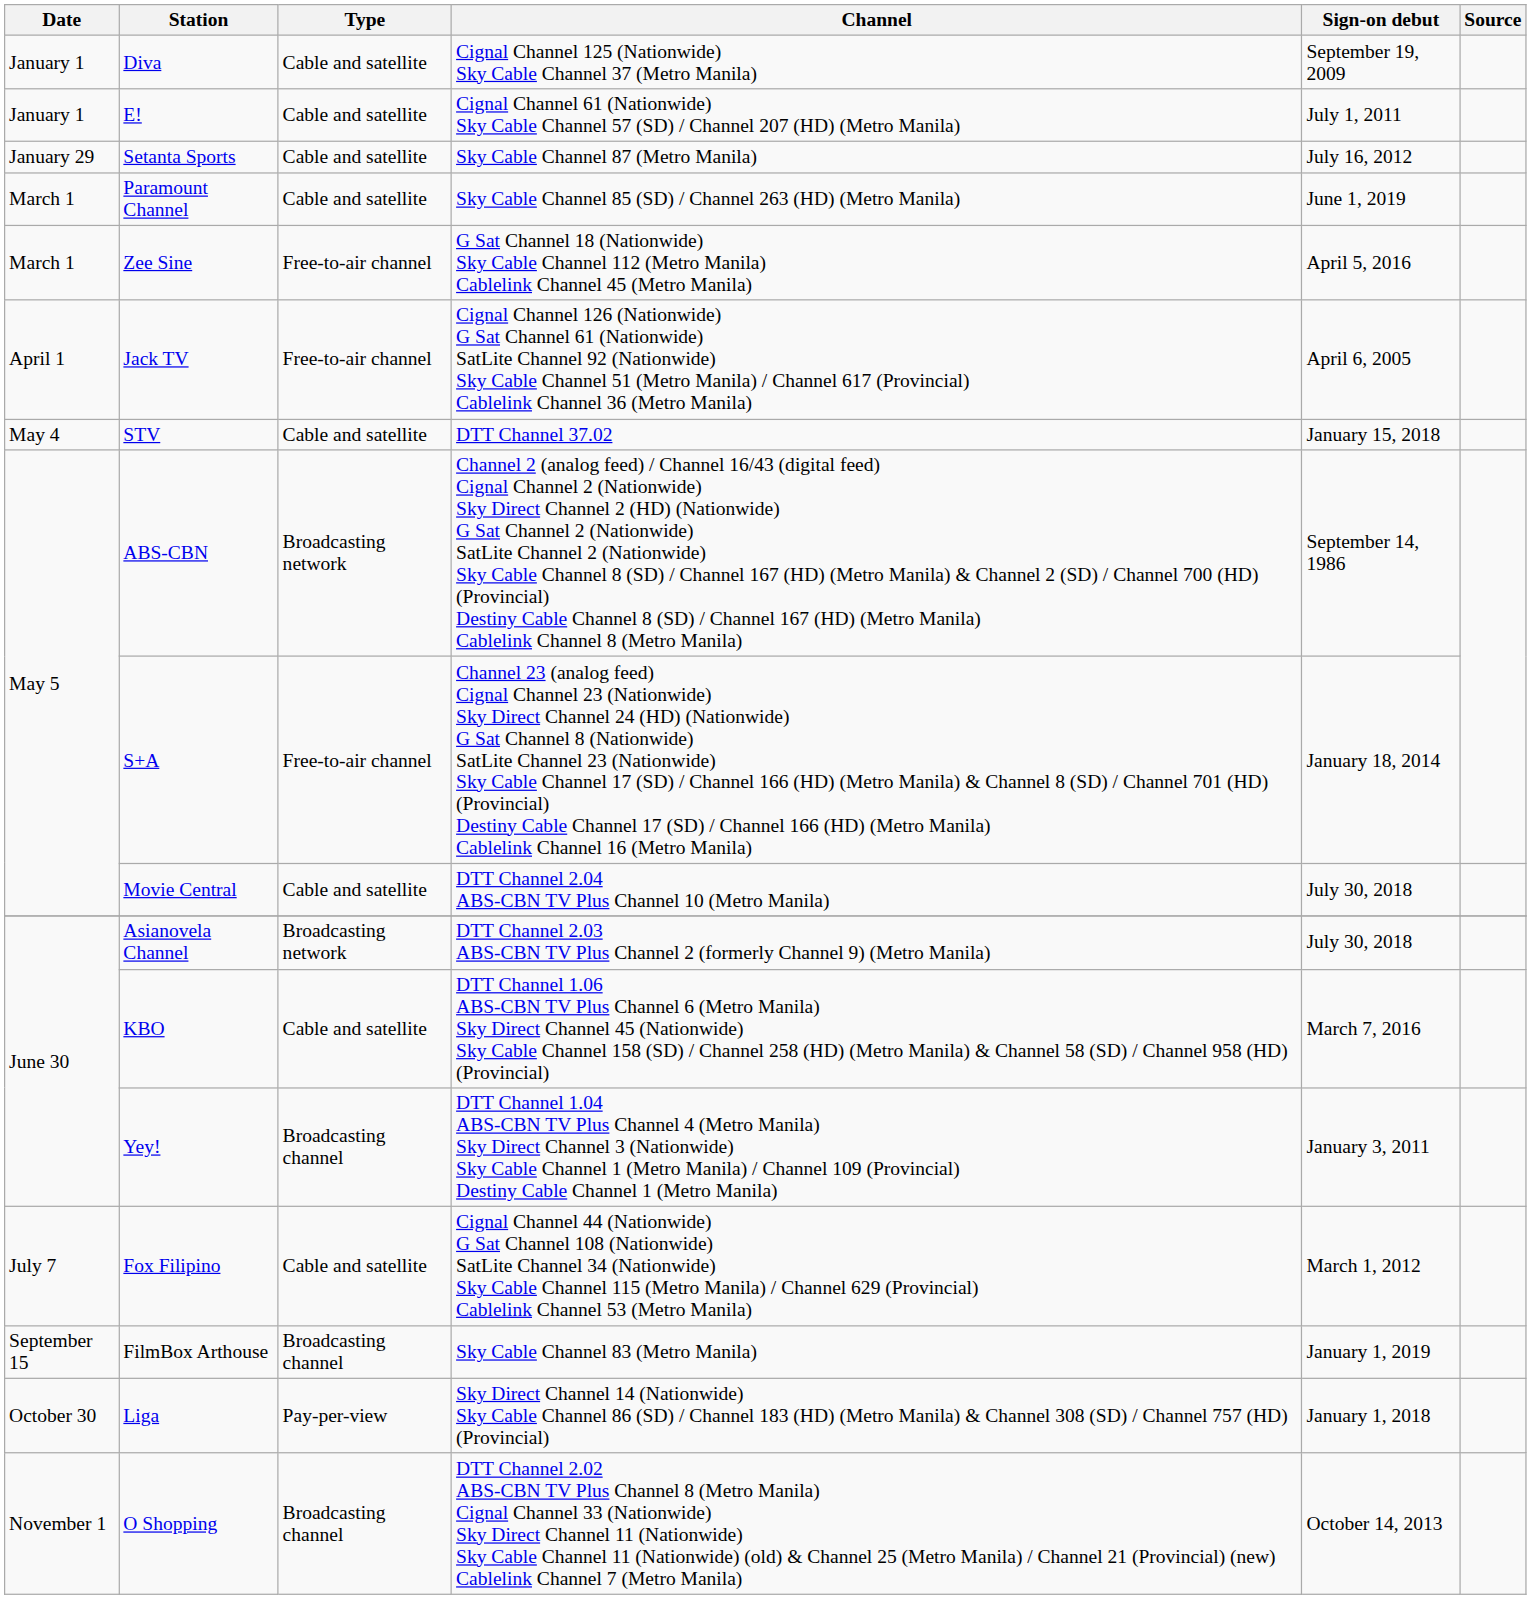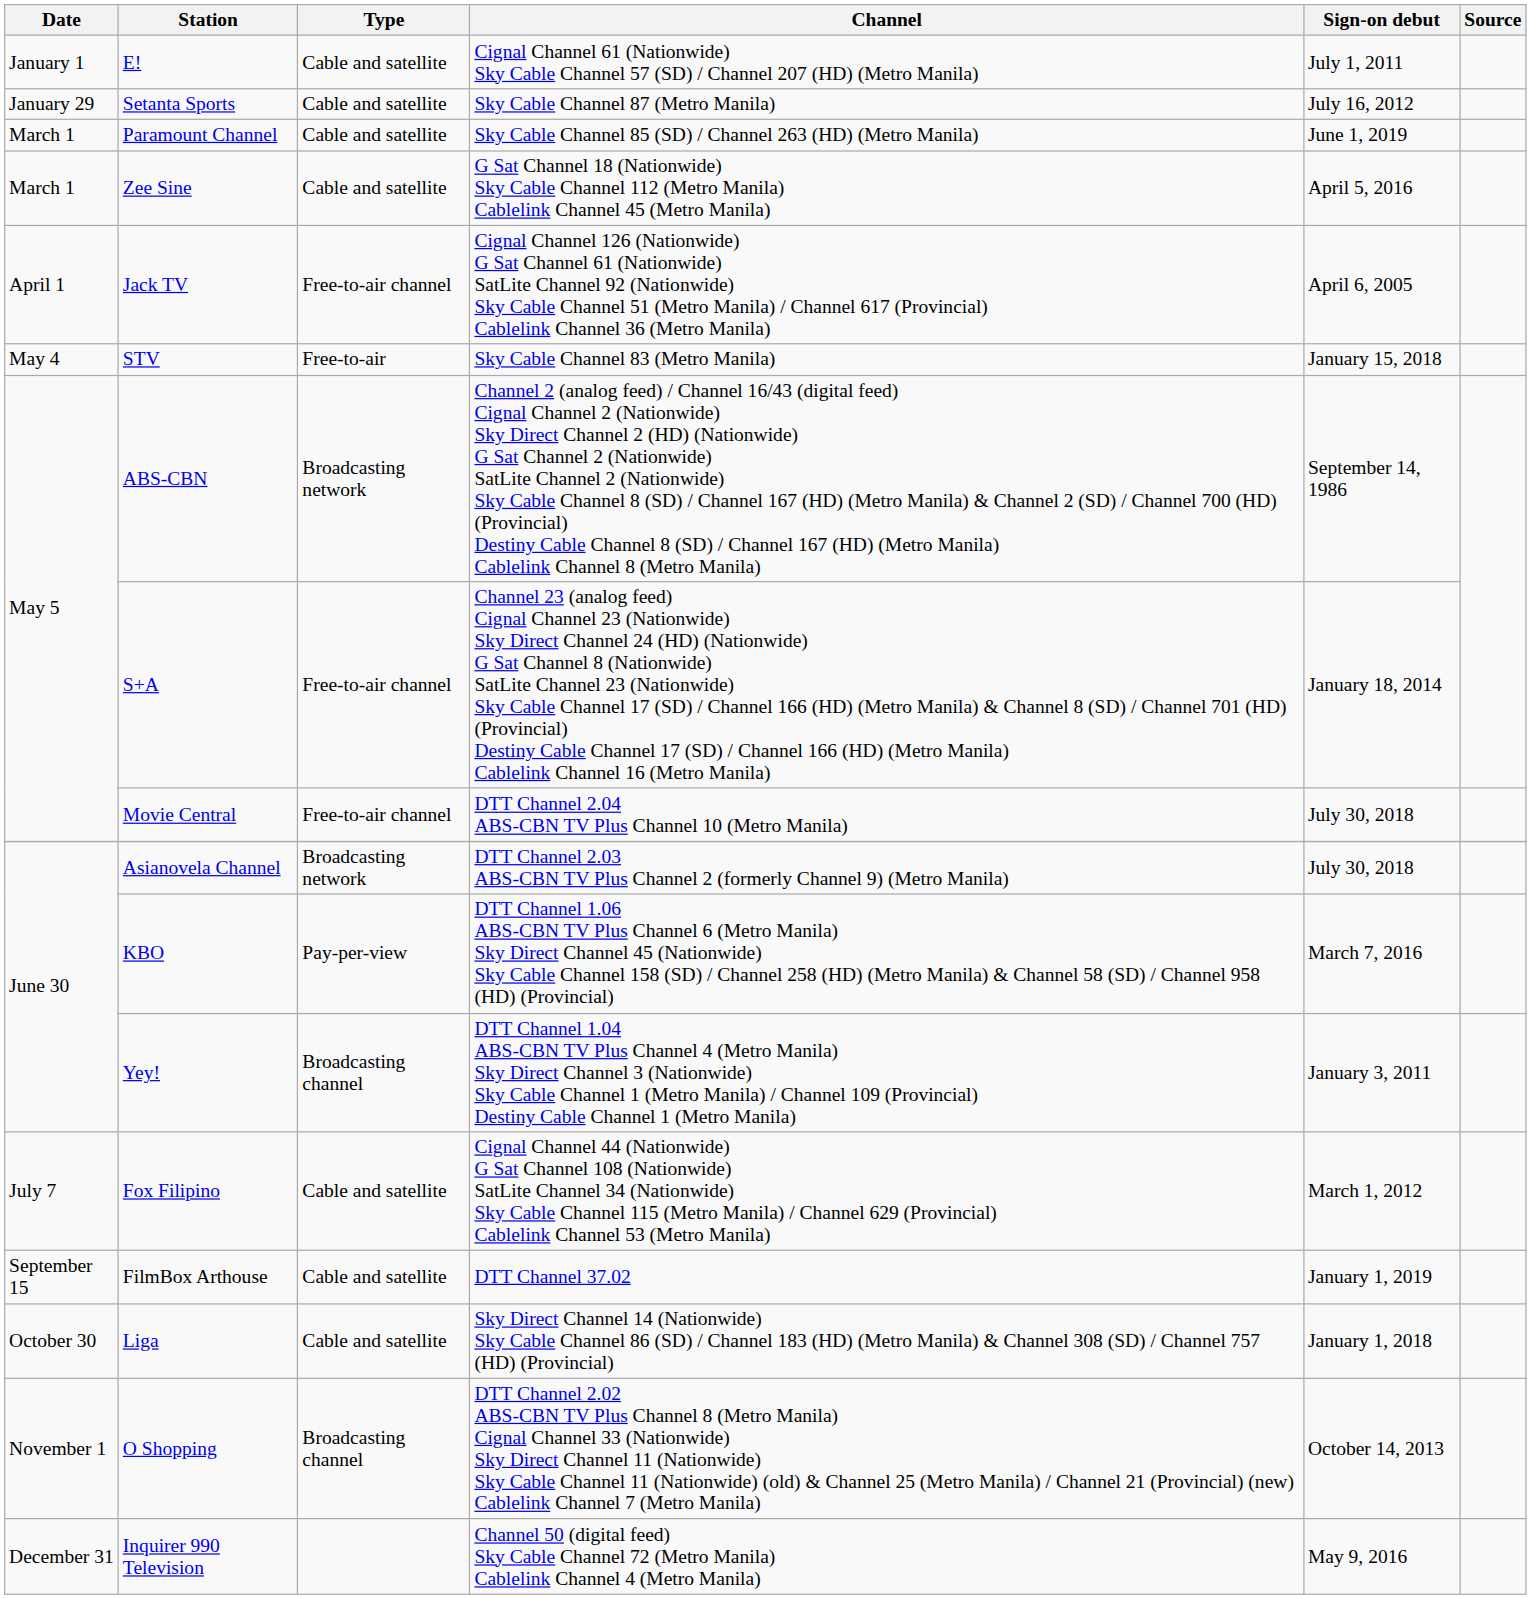- row: (142, 61)
(357, 262) Free-to-air channel -> (374, 187) Cable and satellite
(355, 434) Cable and satellite -> (344, 359) Free-to-air
(534, 434) DTT Channel 37.02 -> (625, 359) Sky Cable Channel 83 (Metro Manila)
(355, 889) Cable and satellite -> (377, 814) Free-to-air channel
(355, 1028) Cable and satellite -> (355, 953) Pay-per-view
(334, 1351) Broadcasting channel -> (374, 1276) Cable and satellite
(607, 1351) Sky Cable Channel 83 (Metro Manila) -> (553, 1276) DTT Channel 37.02
(335, 1415) Pay-per-view -> (374, 1340) Cable and satellite
+ row: (171, 1556)
